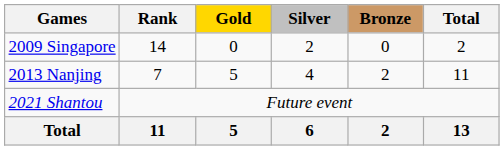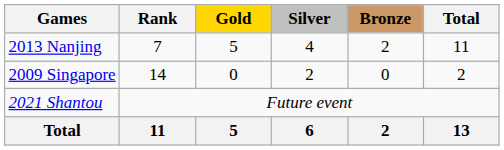rows swapped: (62, 46) <-> (55, 74)
